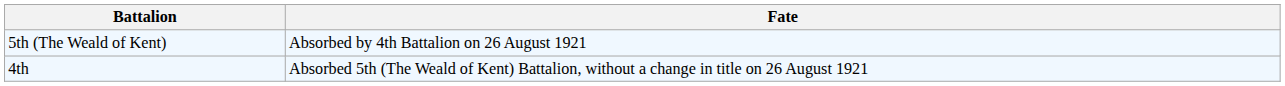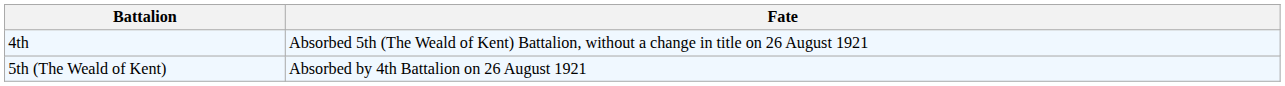rows swapped: (19, 68) <-> (87, 42)
